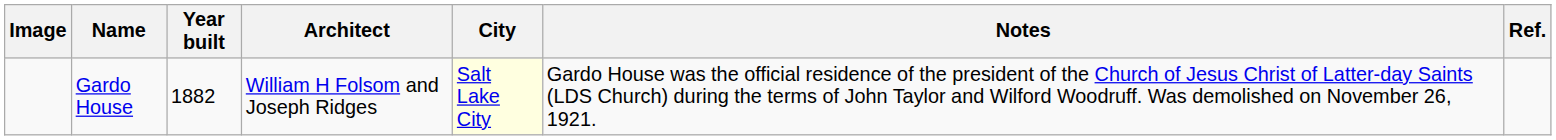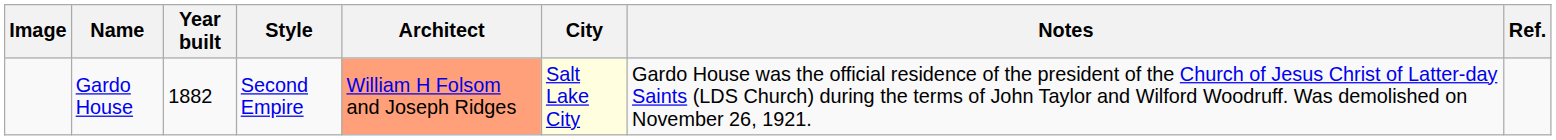+ column: (289, 31)
(342, 96) no background -> (431, 96) lightsalmon background
